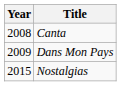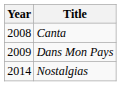(19, 71) 2015 -> (19, 71) 2014
